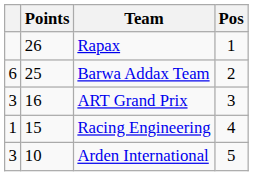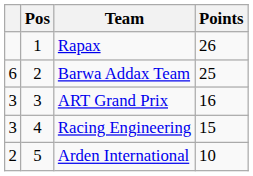columns swapped: (231, 17) <-> (47, 17)
(13, 128) 1 -> (13, 128) 3
(13, 155) 3 -> (13, 155) 2
